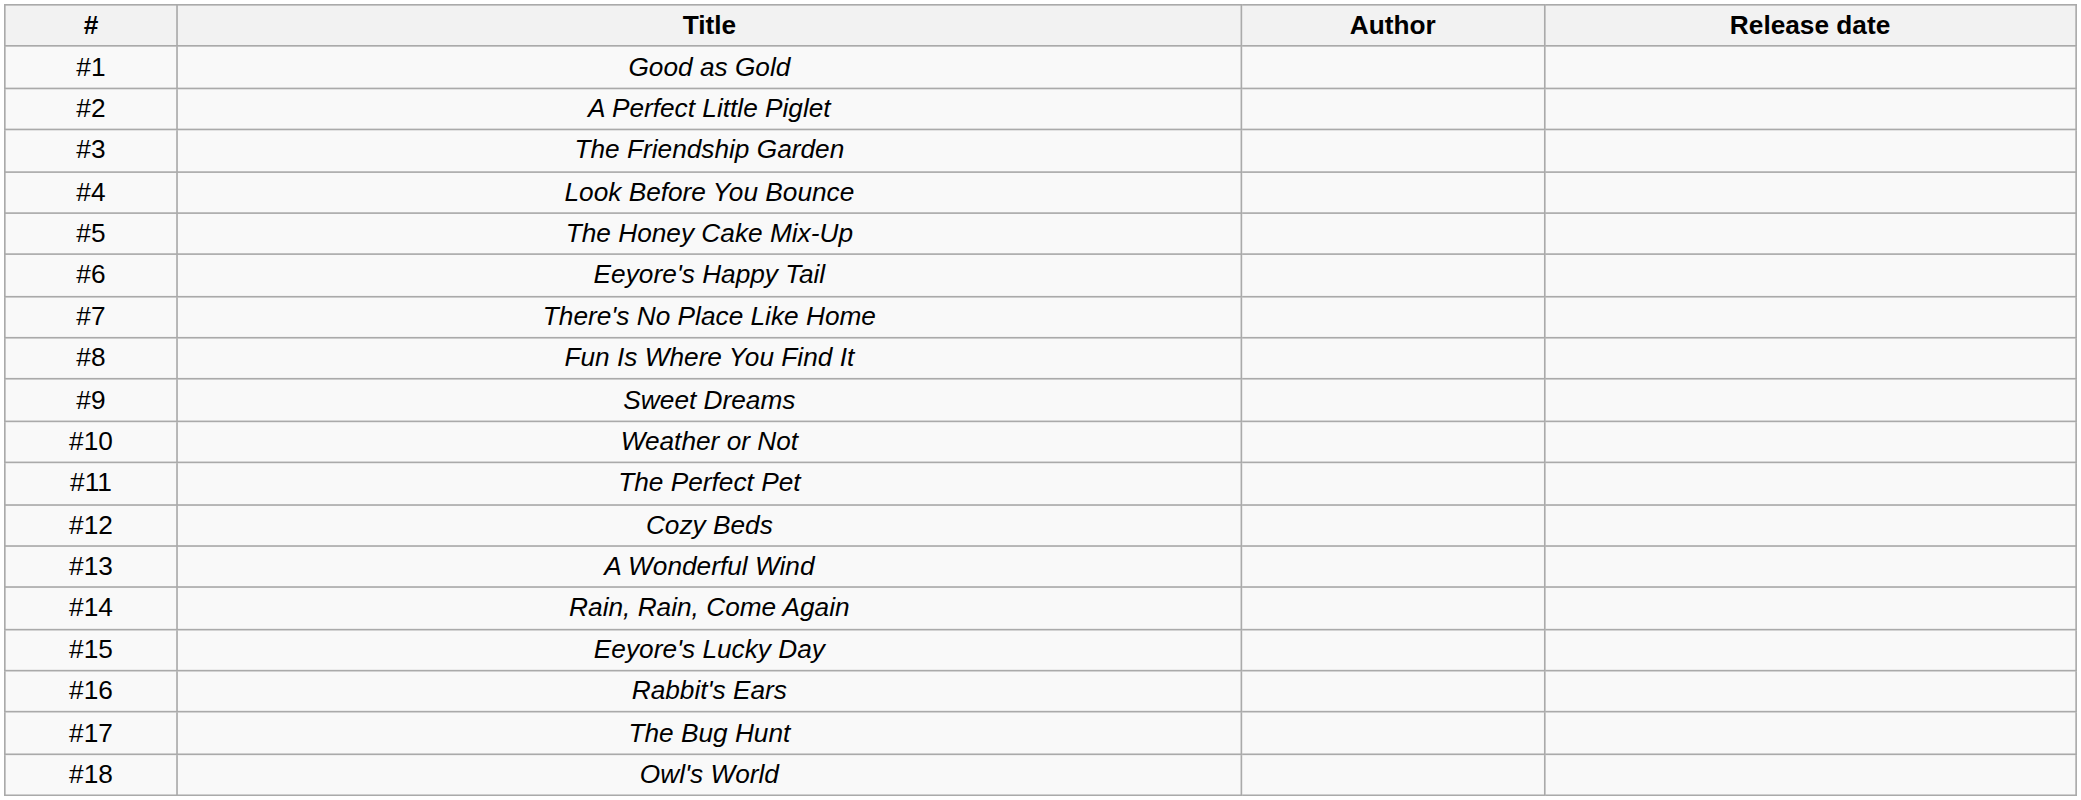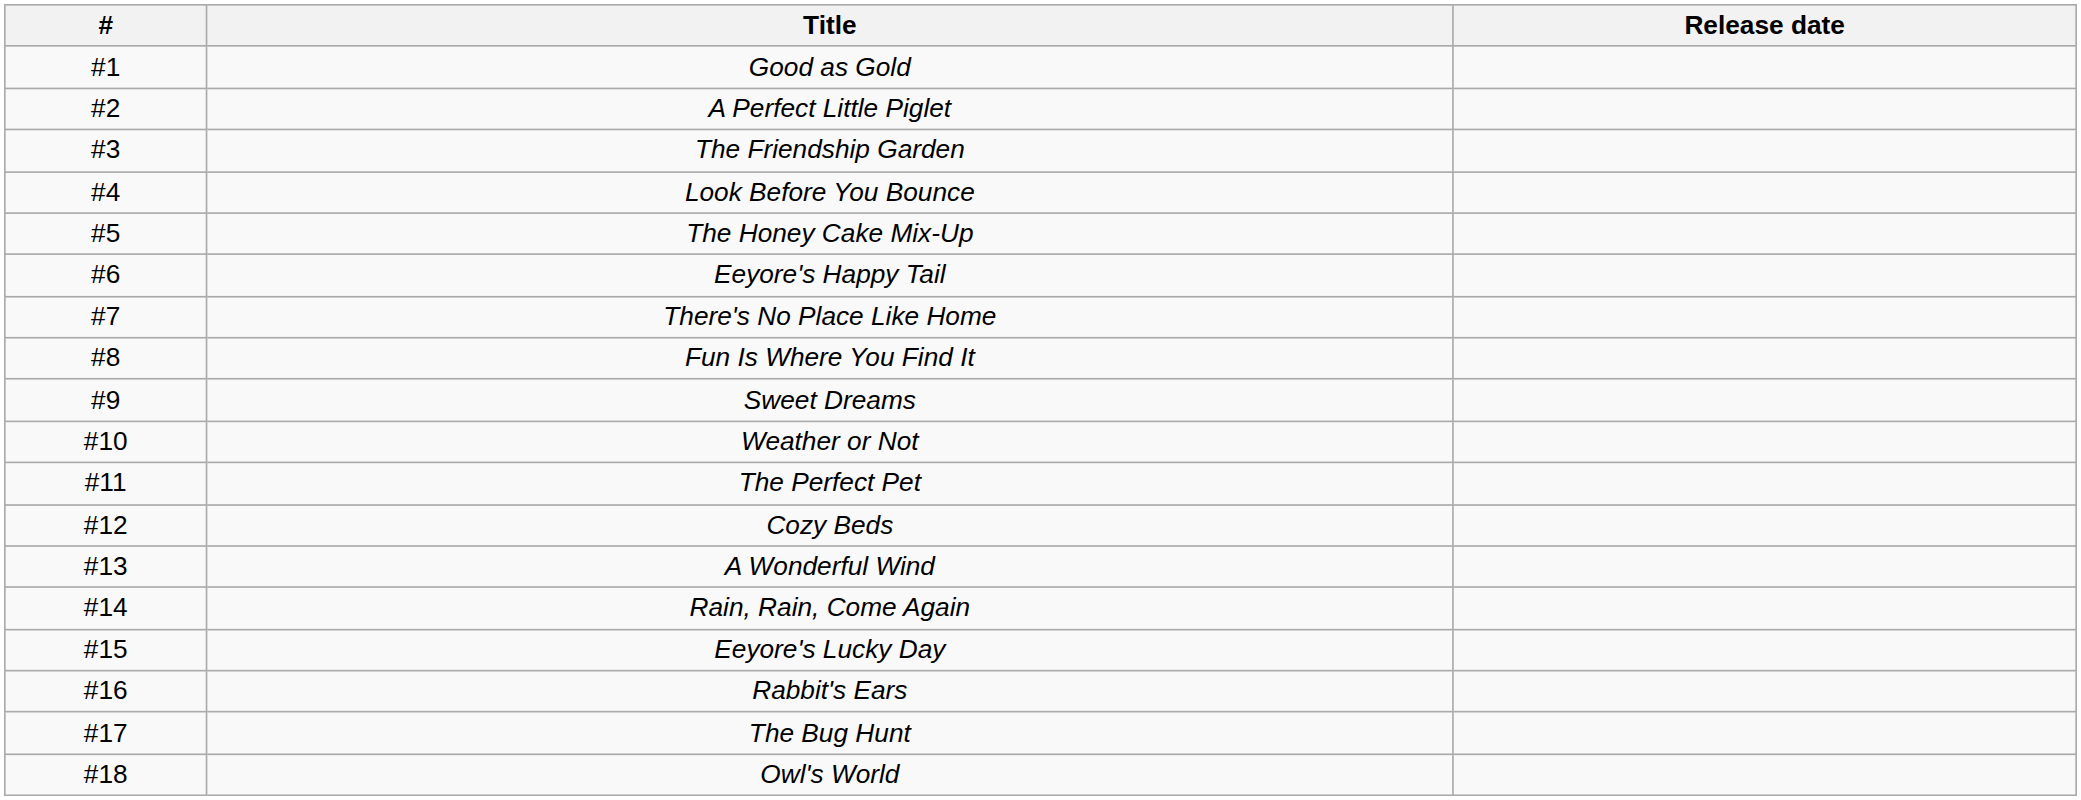- column: (1393, 25)
